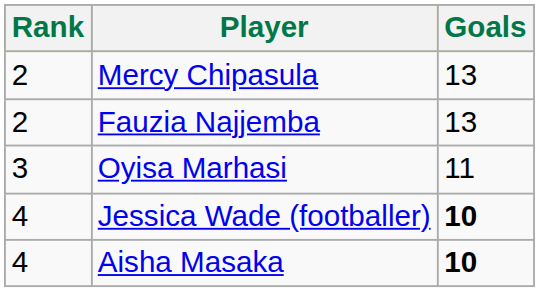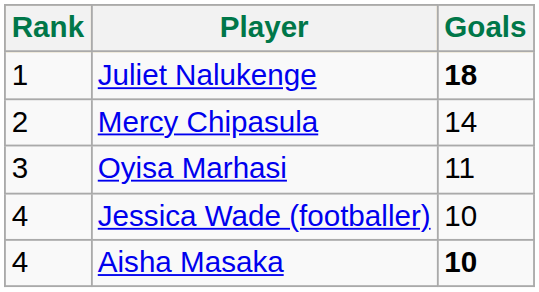+ row: (207, 74)
(461, 74) 13 -> (461, 121) 14
- row: (209, 121)
(461, 215) bold -> (461, 215) normal
